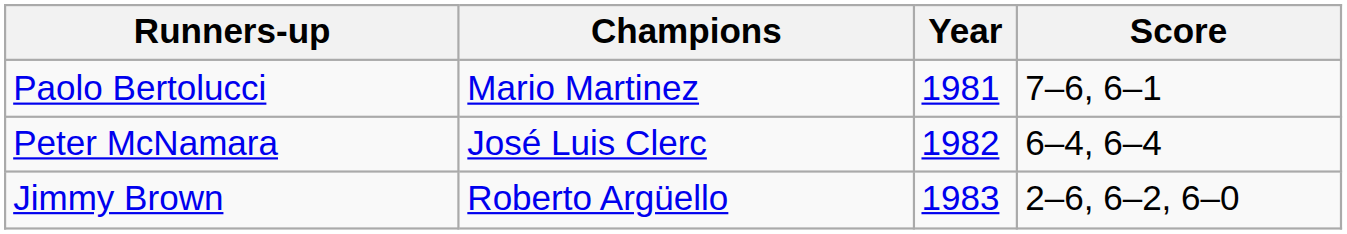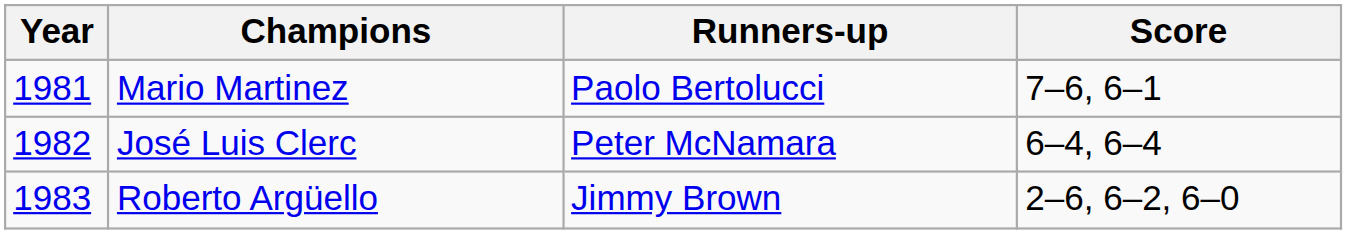columns swapped: (965, 32) <-> (232, 32)
